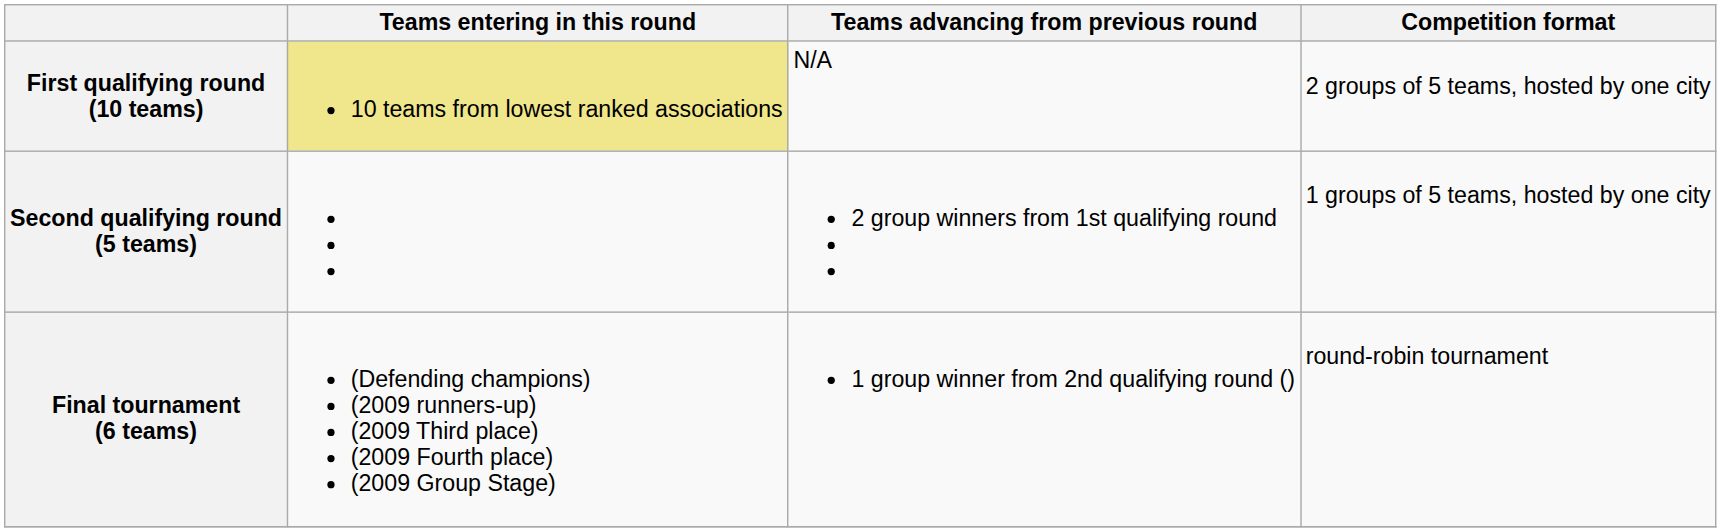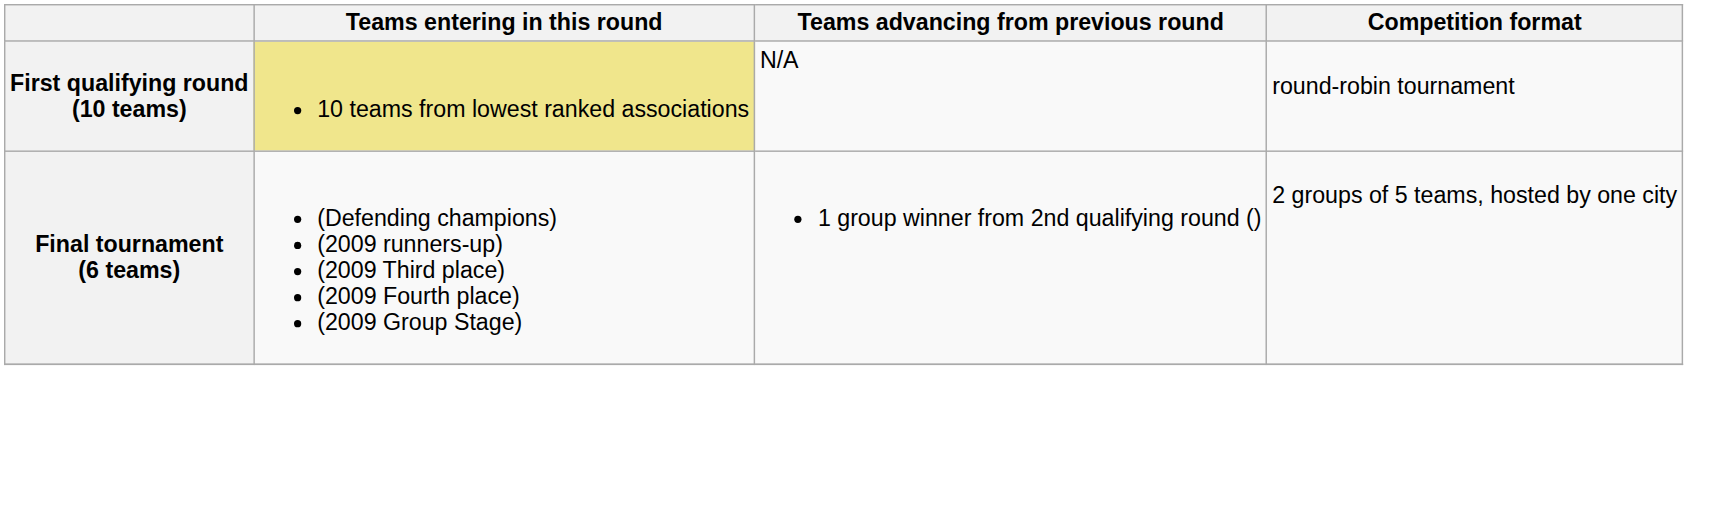(1508, 85) 2 groups of 5 teams, hosted by one city -> (1393, 85) round-robin tournament
- row: (146, 231)
(1427, 356) round-robin tournament -> (1475, 195) 2 groups of 5 teams, hosted by one city
